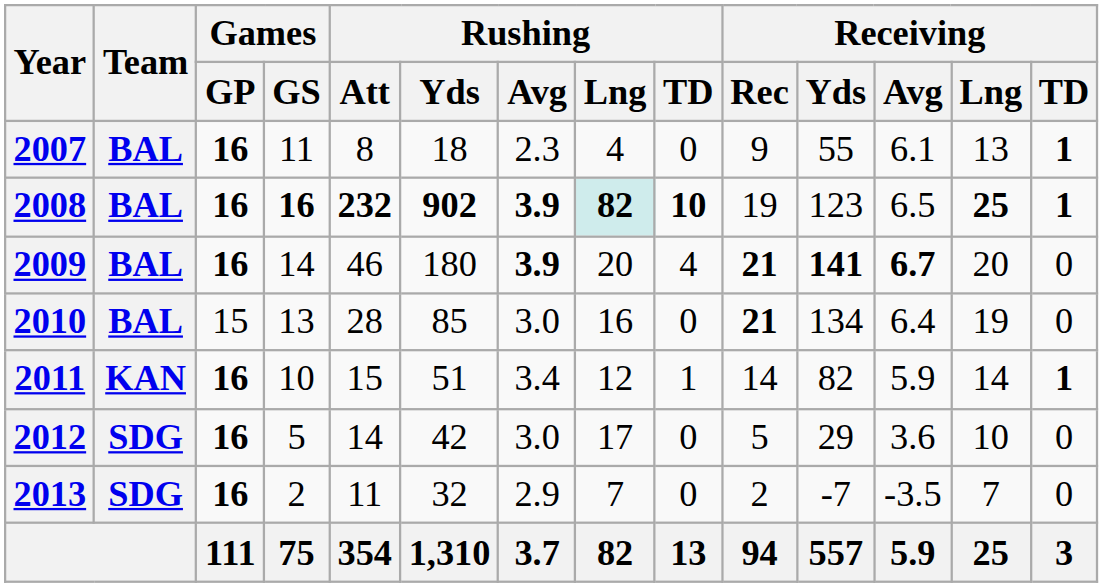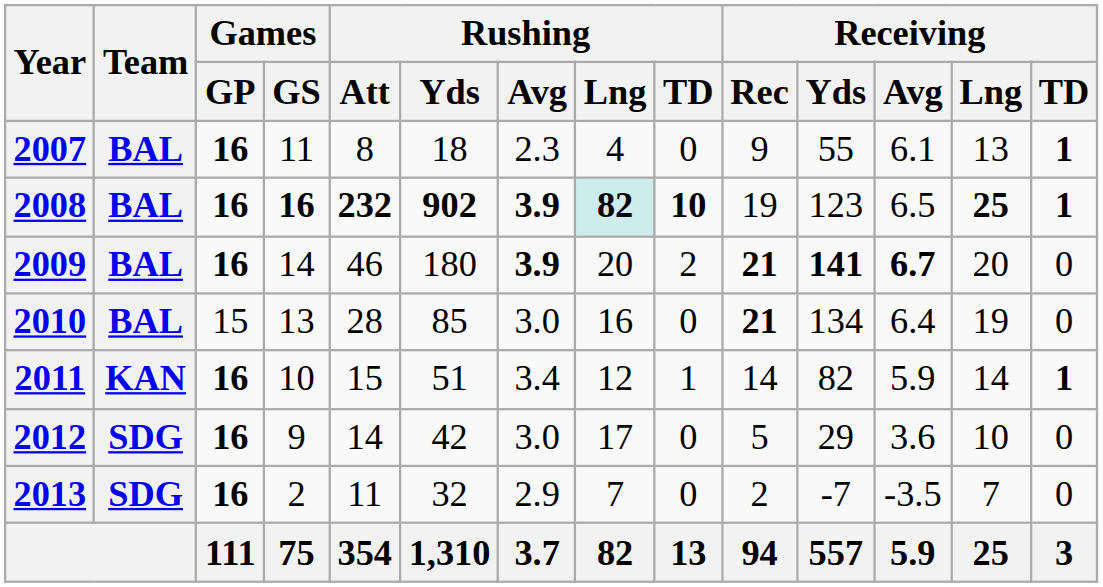(688, 263) 4 -> (688, 263) 2
(297, 436) 5 -> (297, 436) 9
